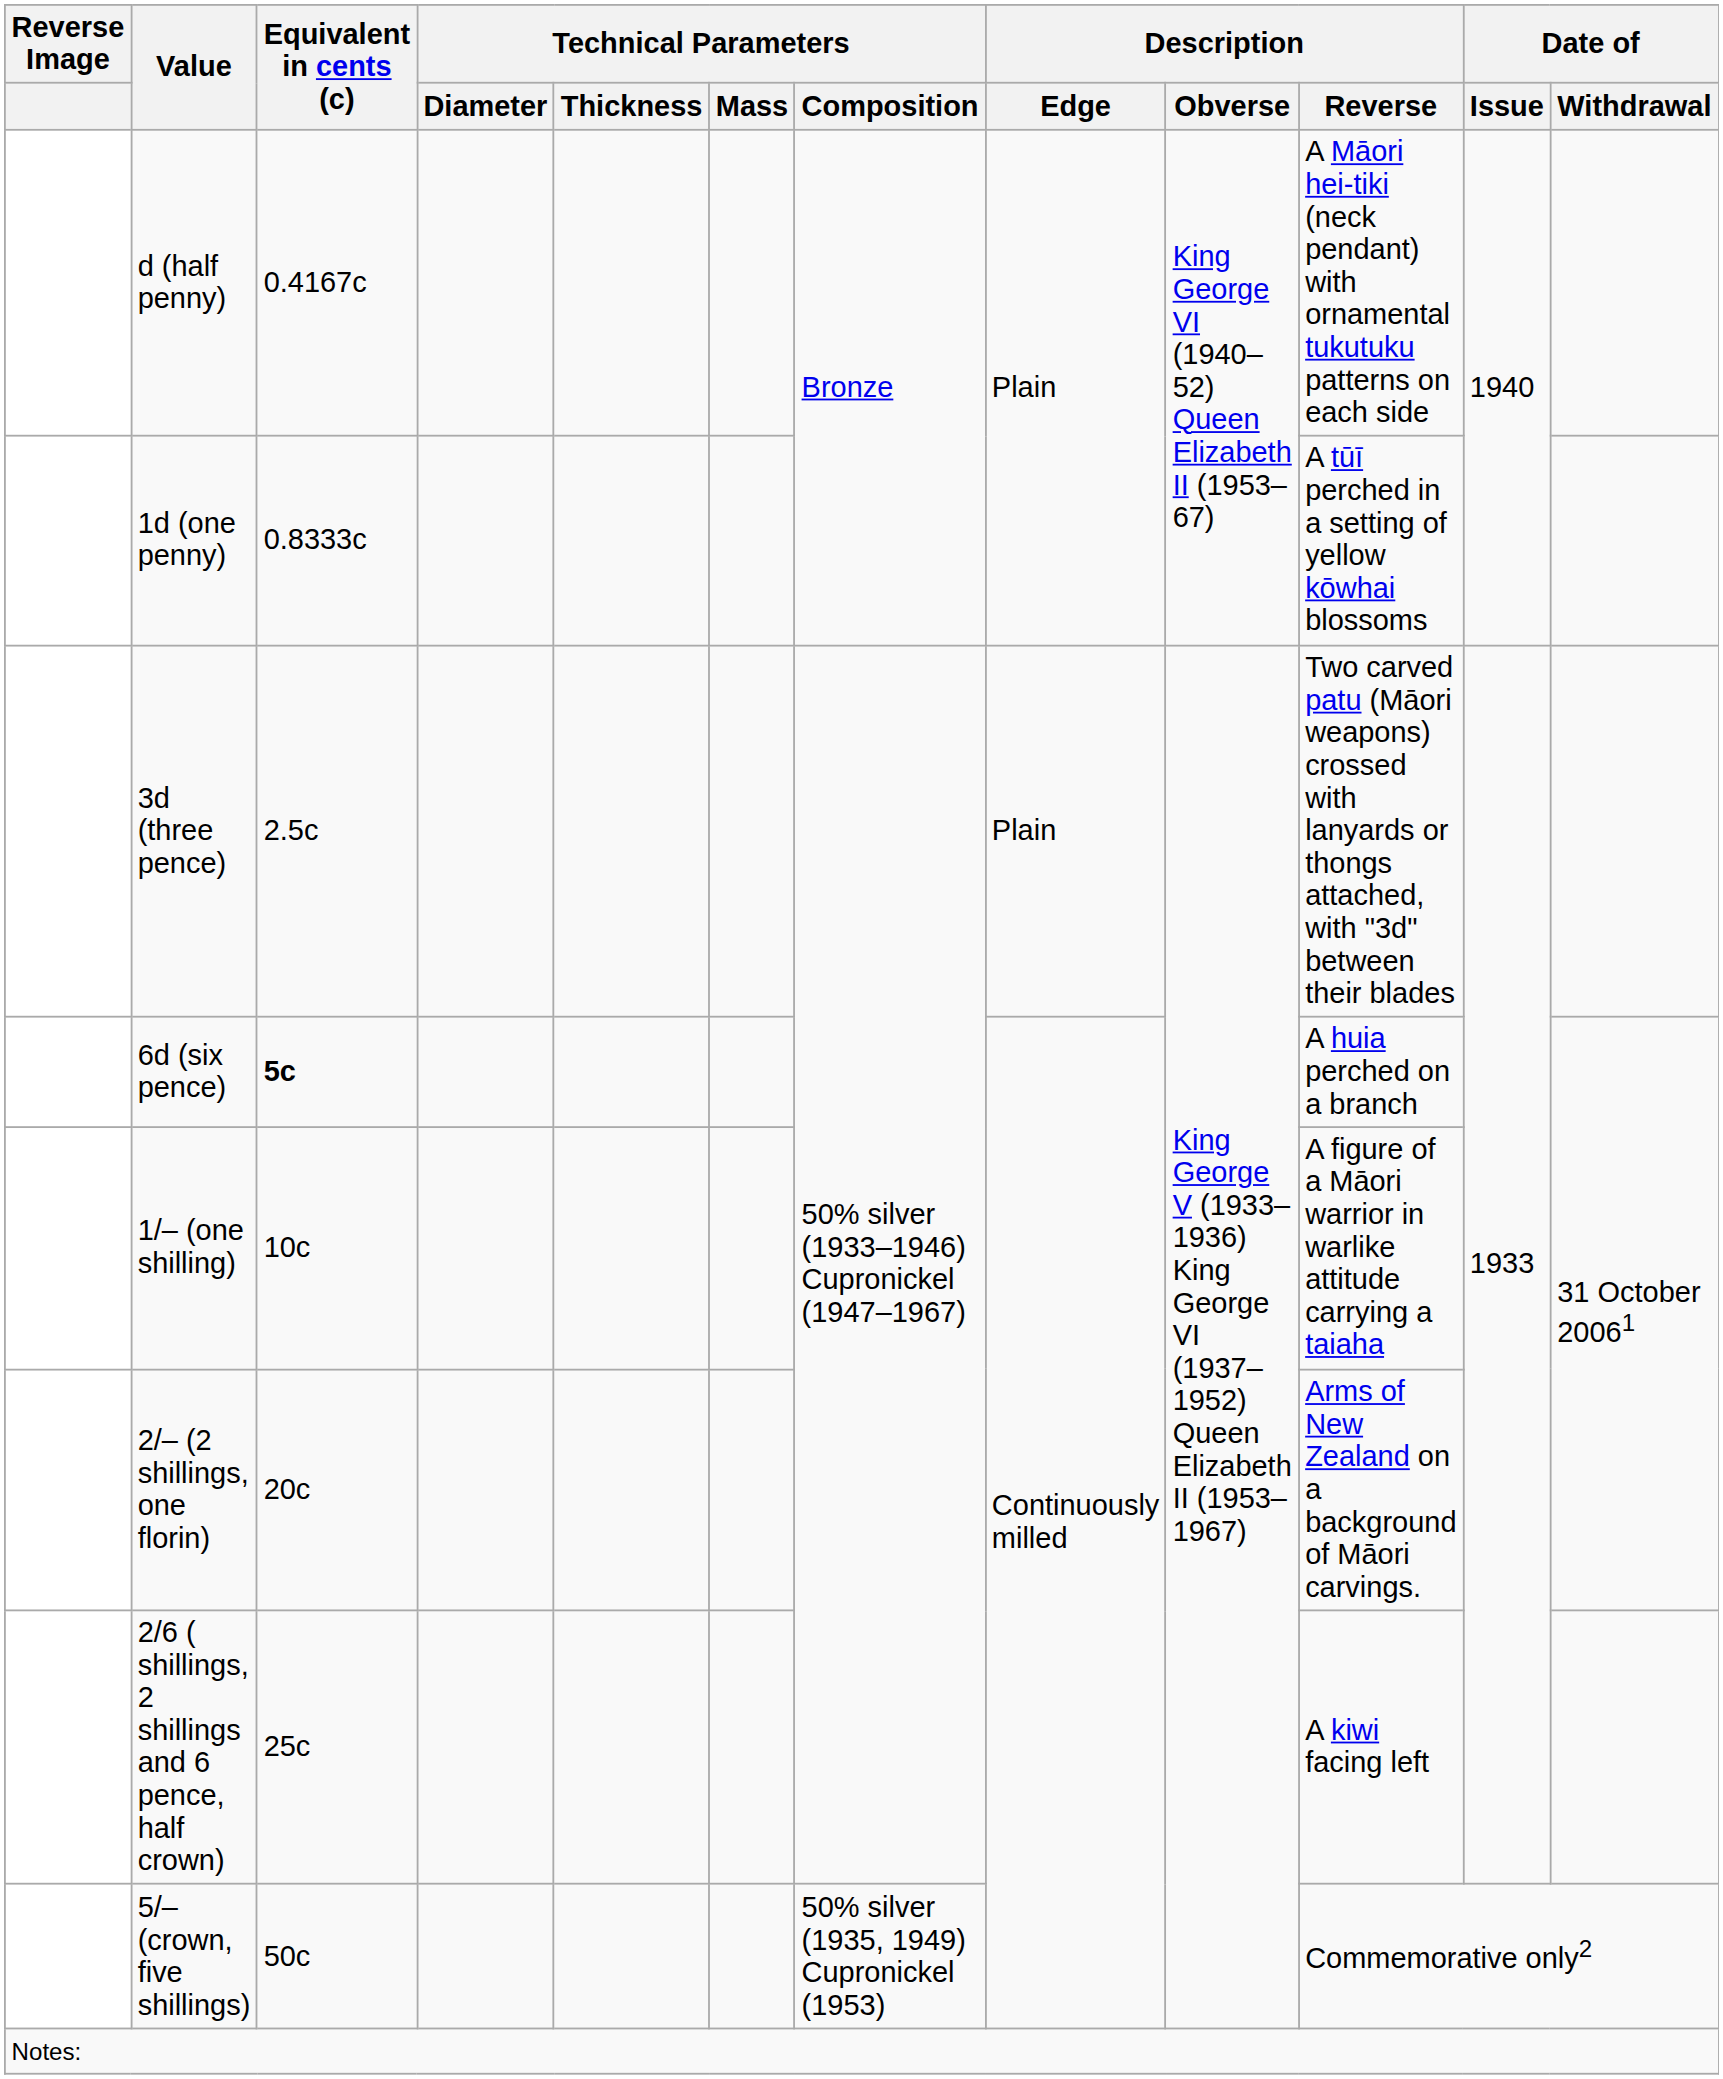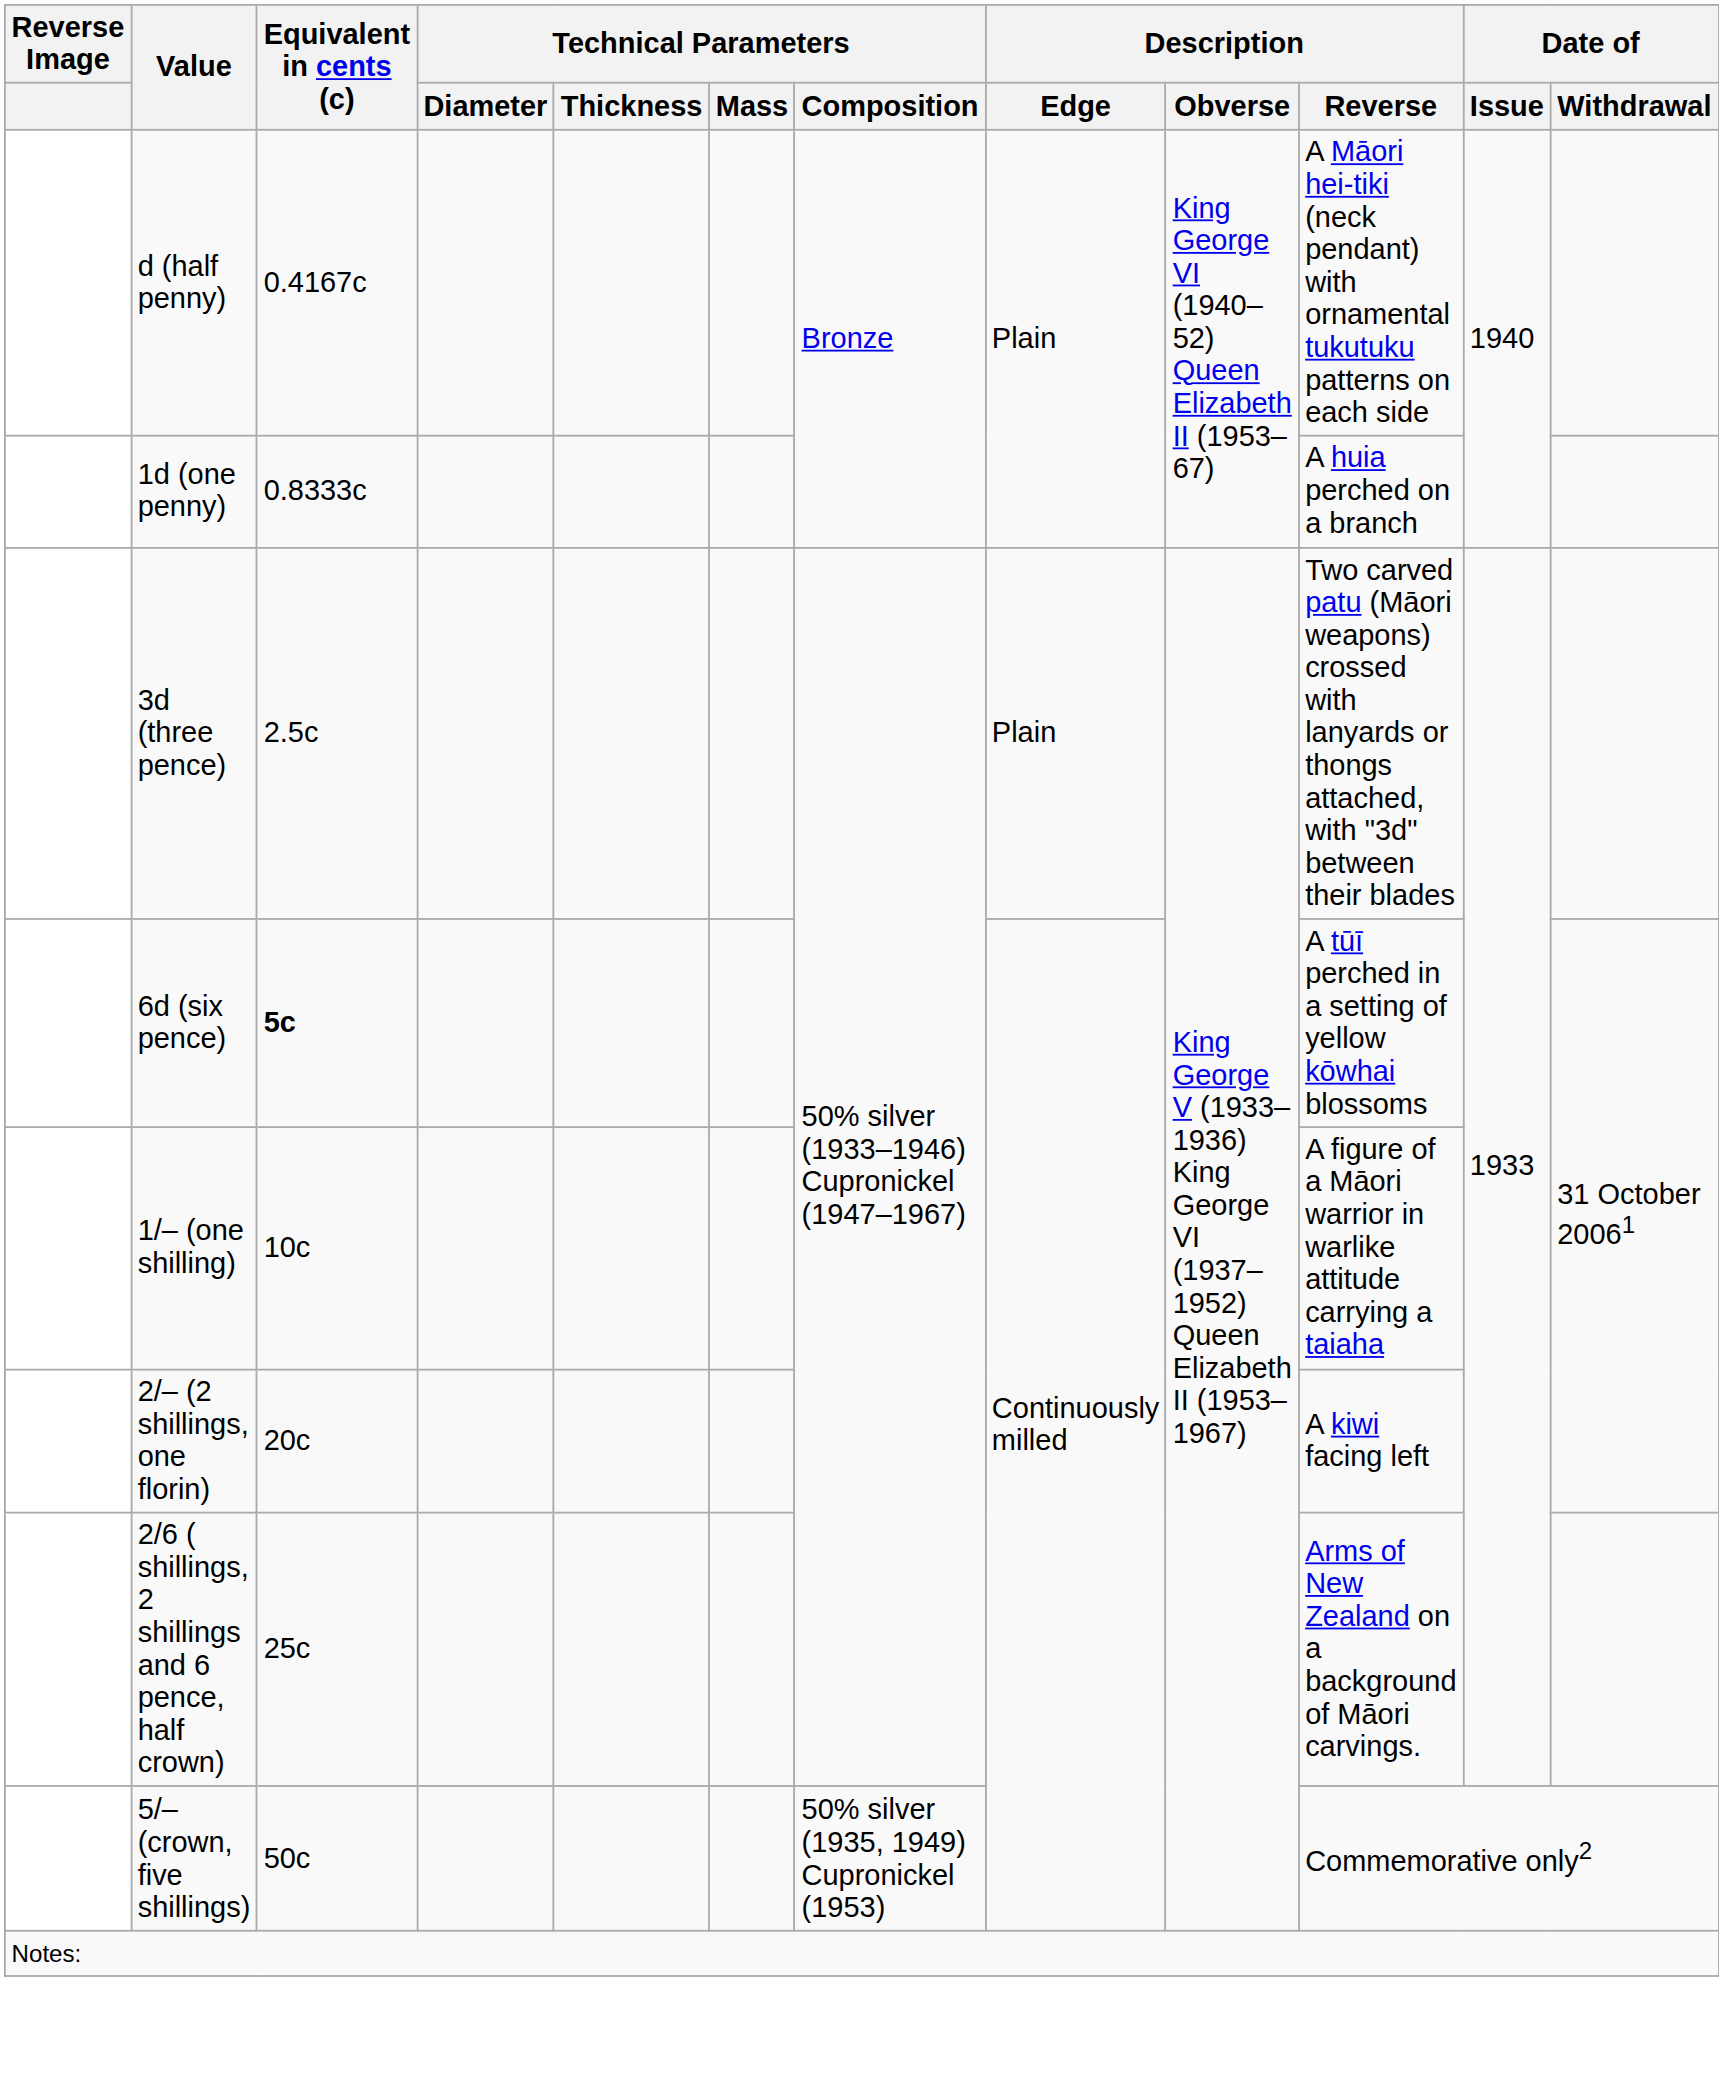(1376, 539) A tūī perched in a setting of yellow kōwhai blossoms -> (1378, 491) A huia perched on a branch
(1378, 1071) A huia perched on a branch -> (1376, 1022) A tūī perched in a setting of yellow kōwhai blossoms
(1381, 1489) Arms of New Zealand on a background of Māori carvings. -> (1367, 1440) A kiwi facing left
(1367, 1746) A kiwi facing left -> (1381, 1649) Arms of New Zealand on a background of Māori carvings.
